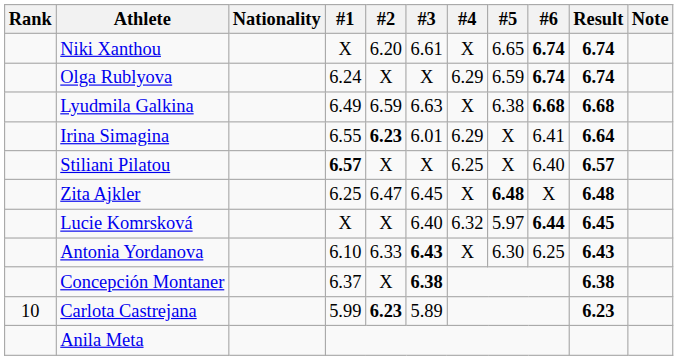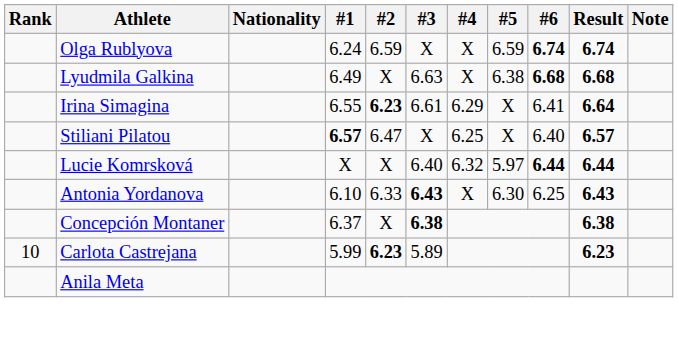- row: (111, 48)
(386, 77) X -> (386, 48) 6.59
(467, 77) 6.29 -> (467, 48) X
(386, 106) 6.59 -> (386, 77) X
(427, 135) 6.01 -> (427, 106) 6.61
(386, 164) X -> (386, 135) 6.47
- row: (100, 194)
(598, 223) 6.45 -> (598, 164) 6.44
